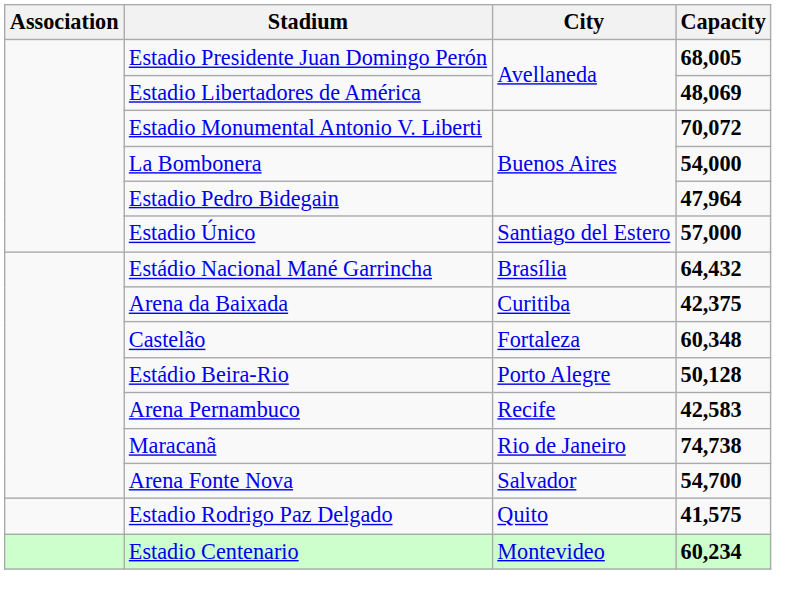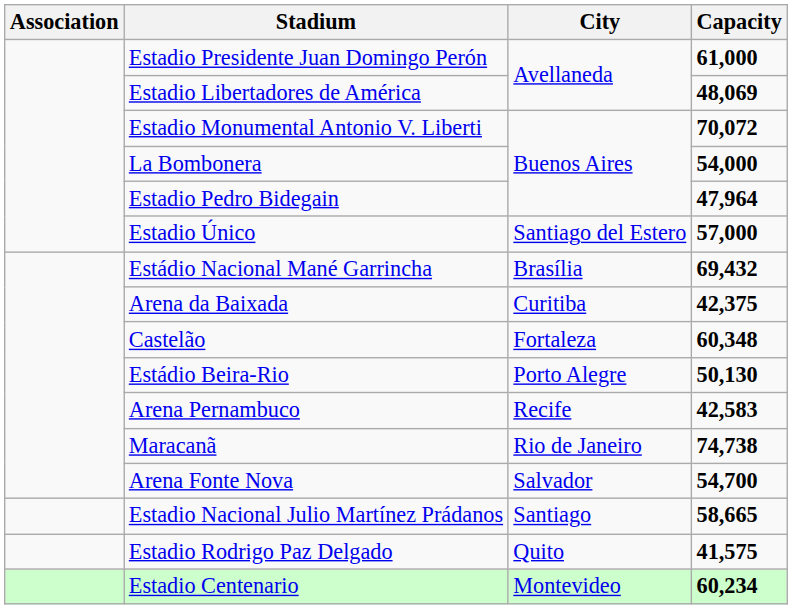(711, 57) 68,005 -> (727, 57) 61,000
(711, 269) 64,432 -> (727, 269) 69,432
(711, 374) 50,128 -> (727, 374) 50,130
+ row: (316, 515)
